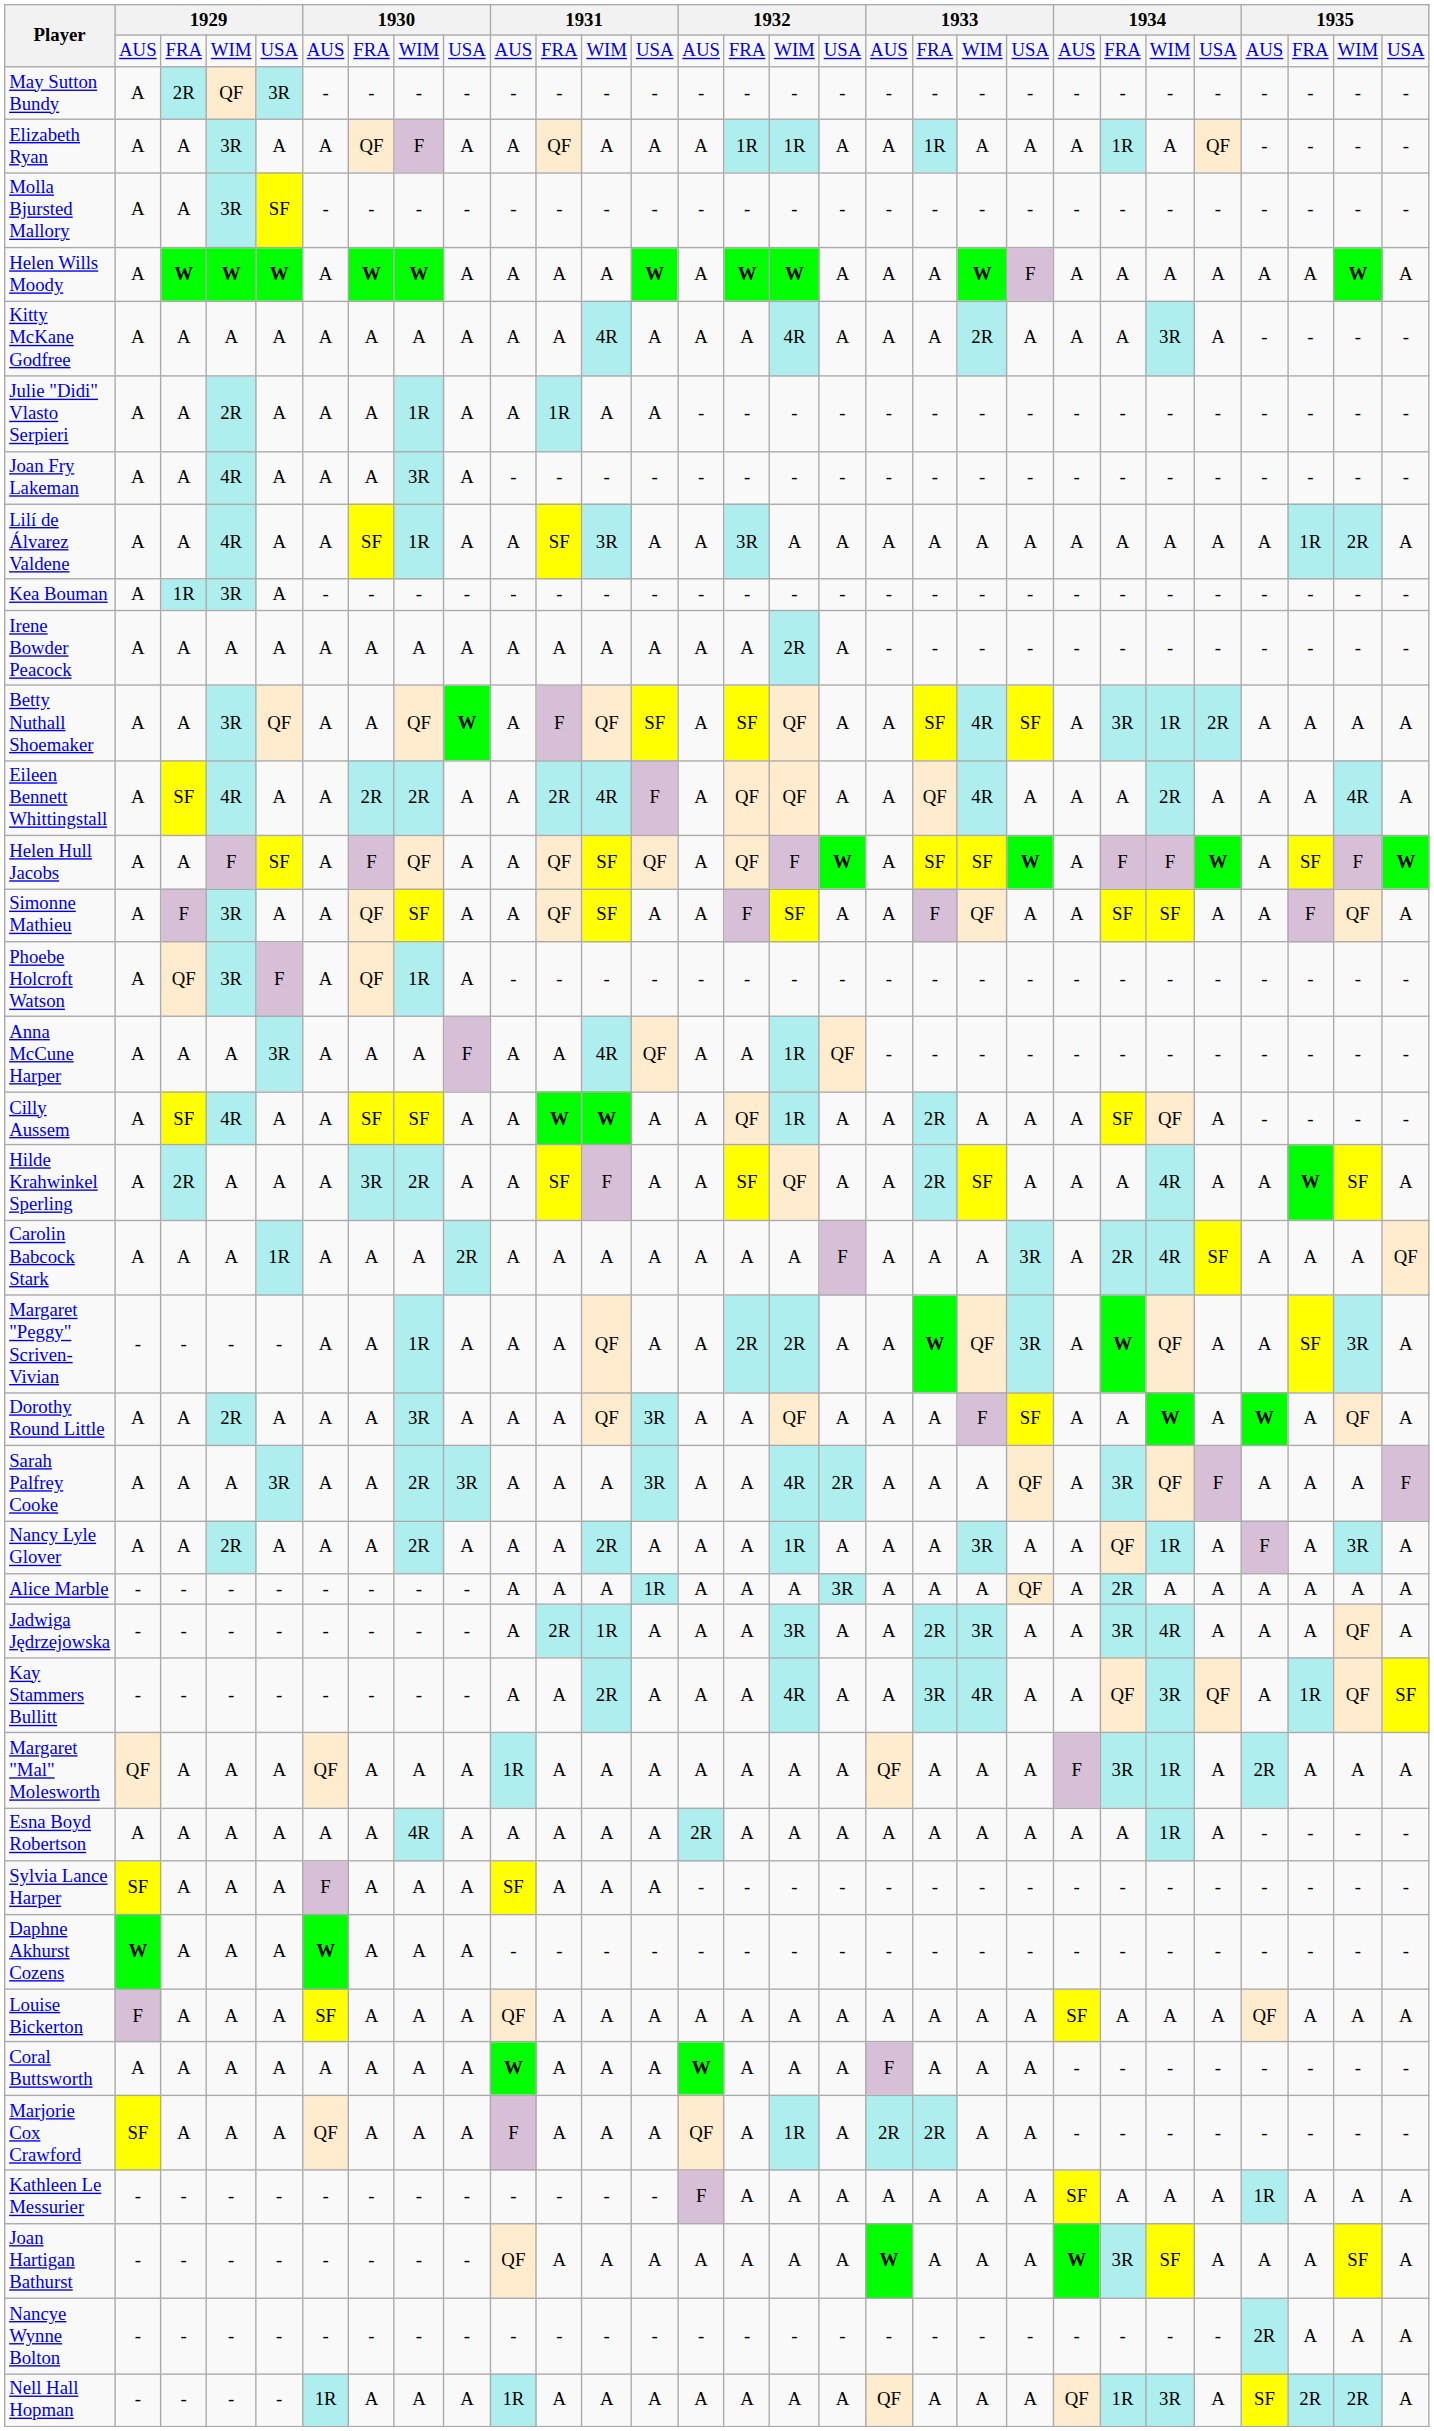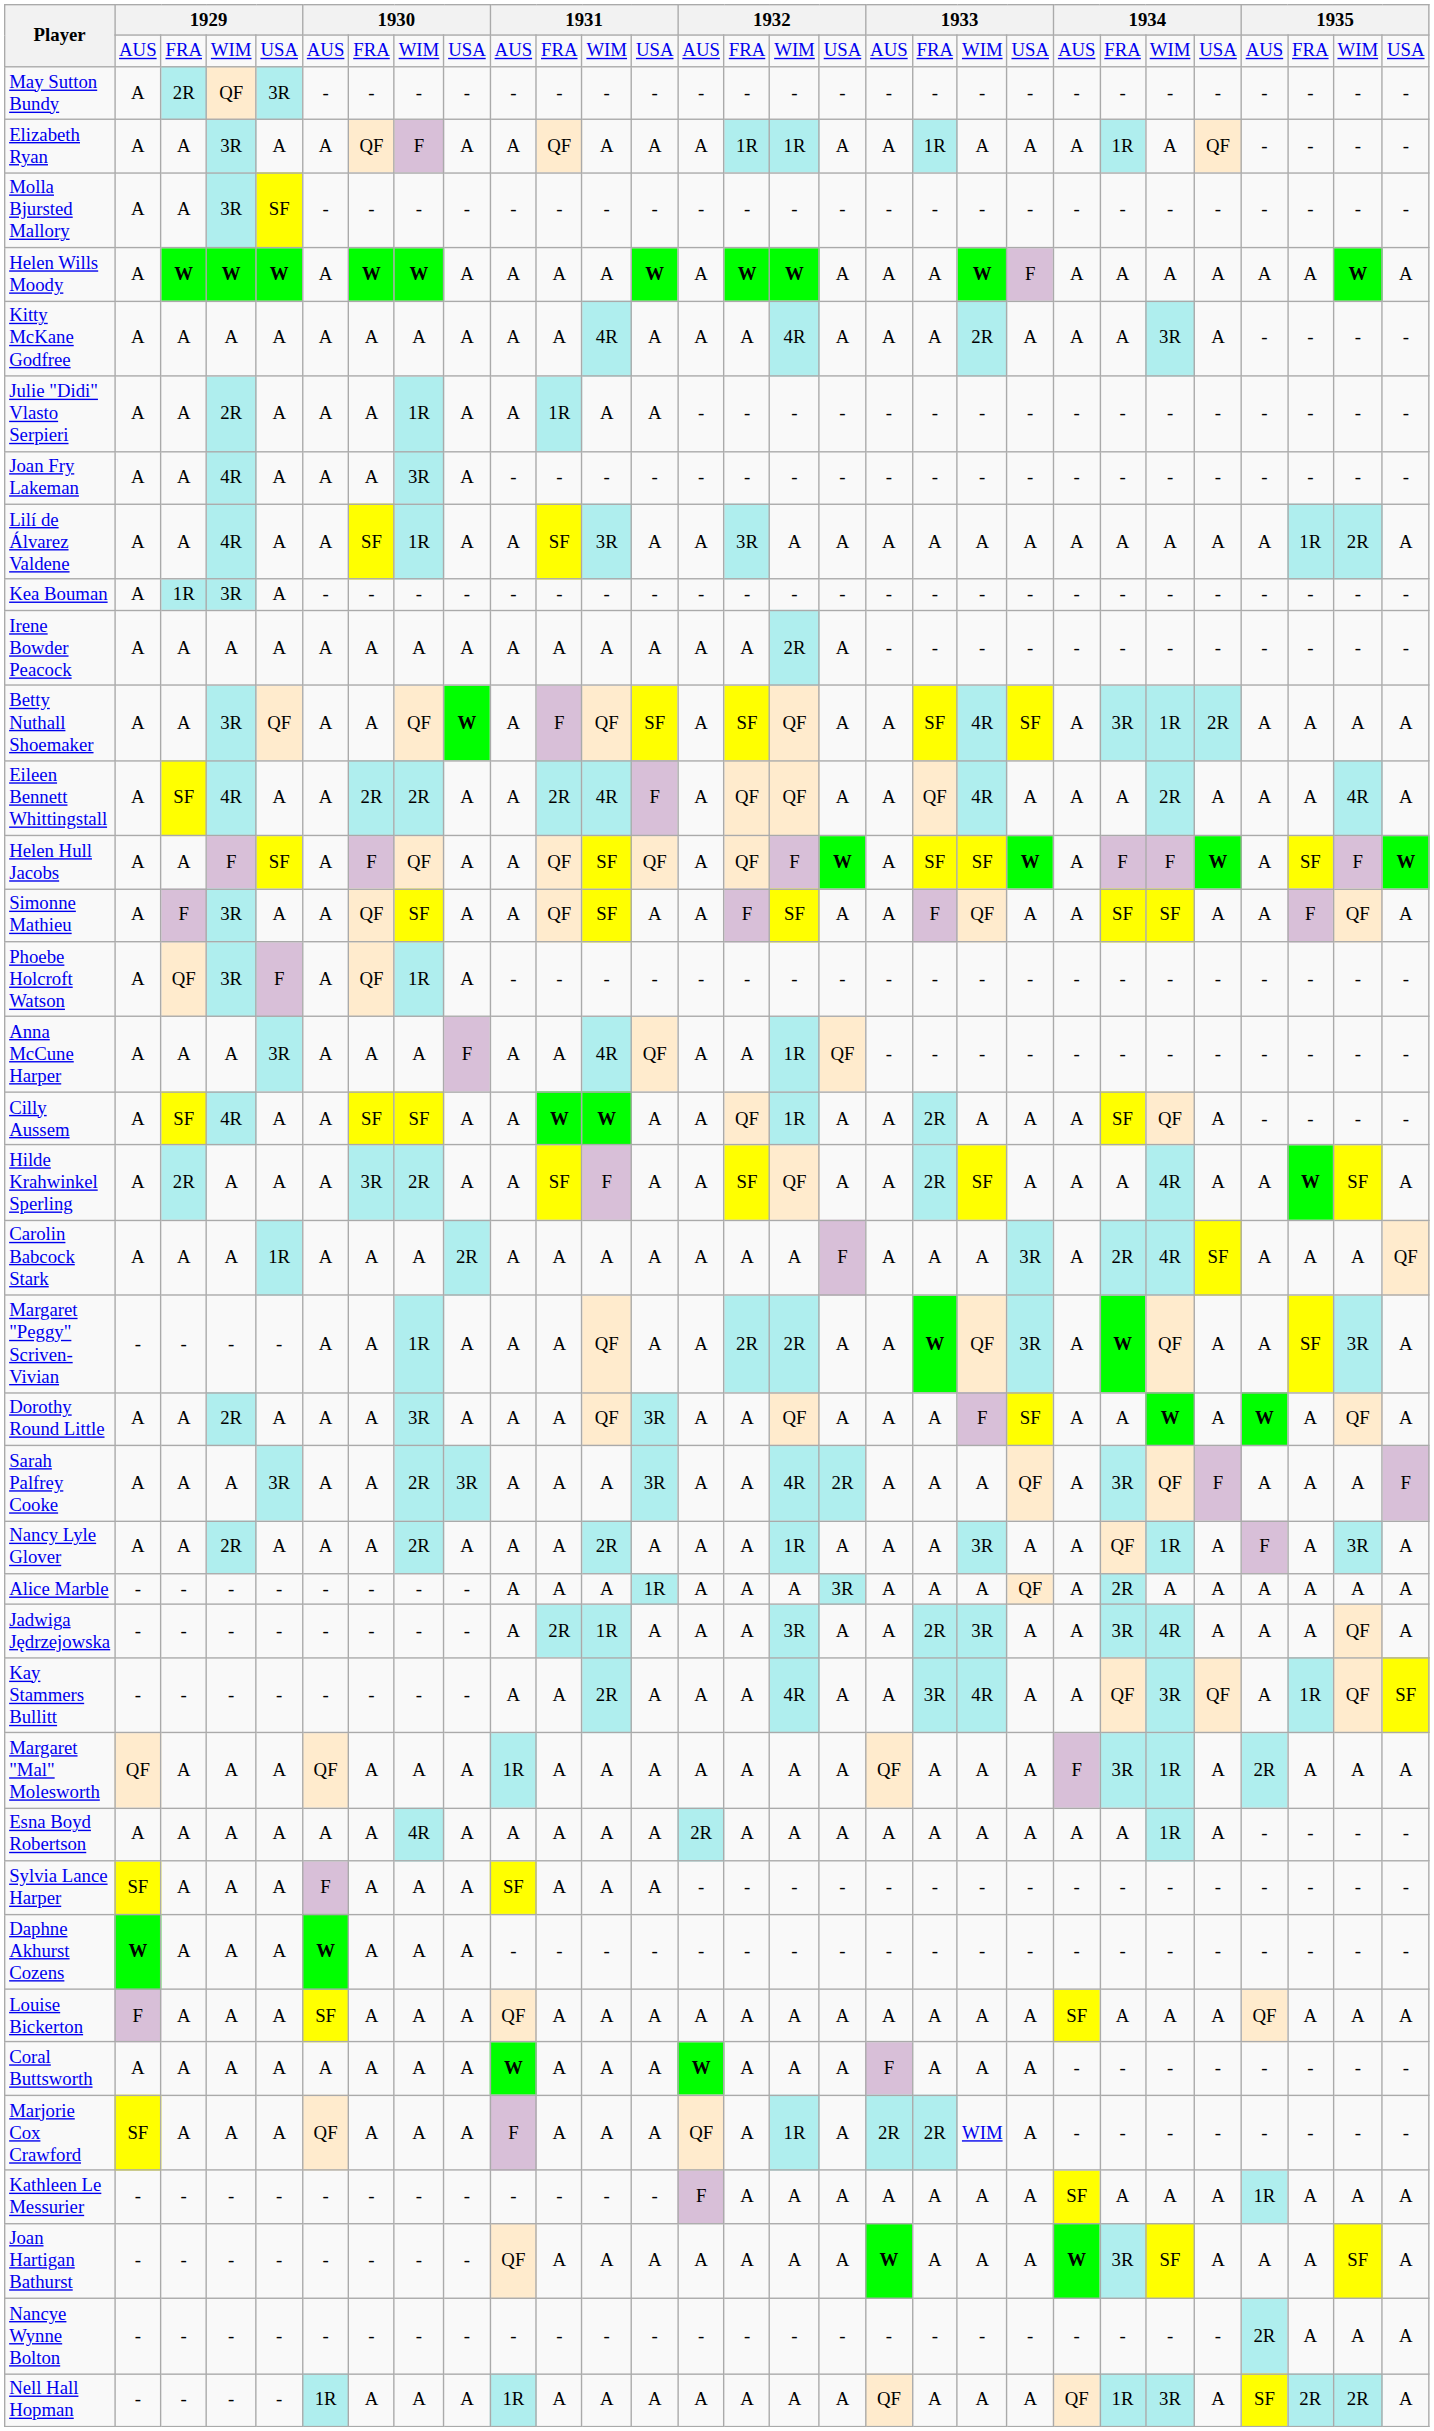(982, 2132) A -> (982, 2132) WIM
